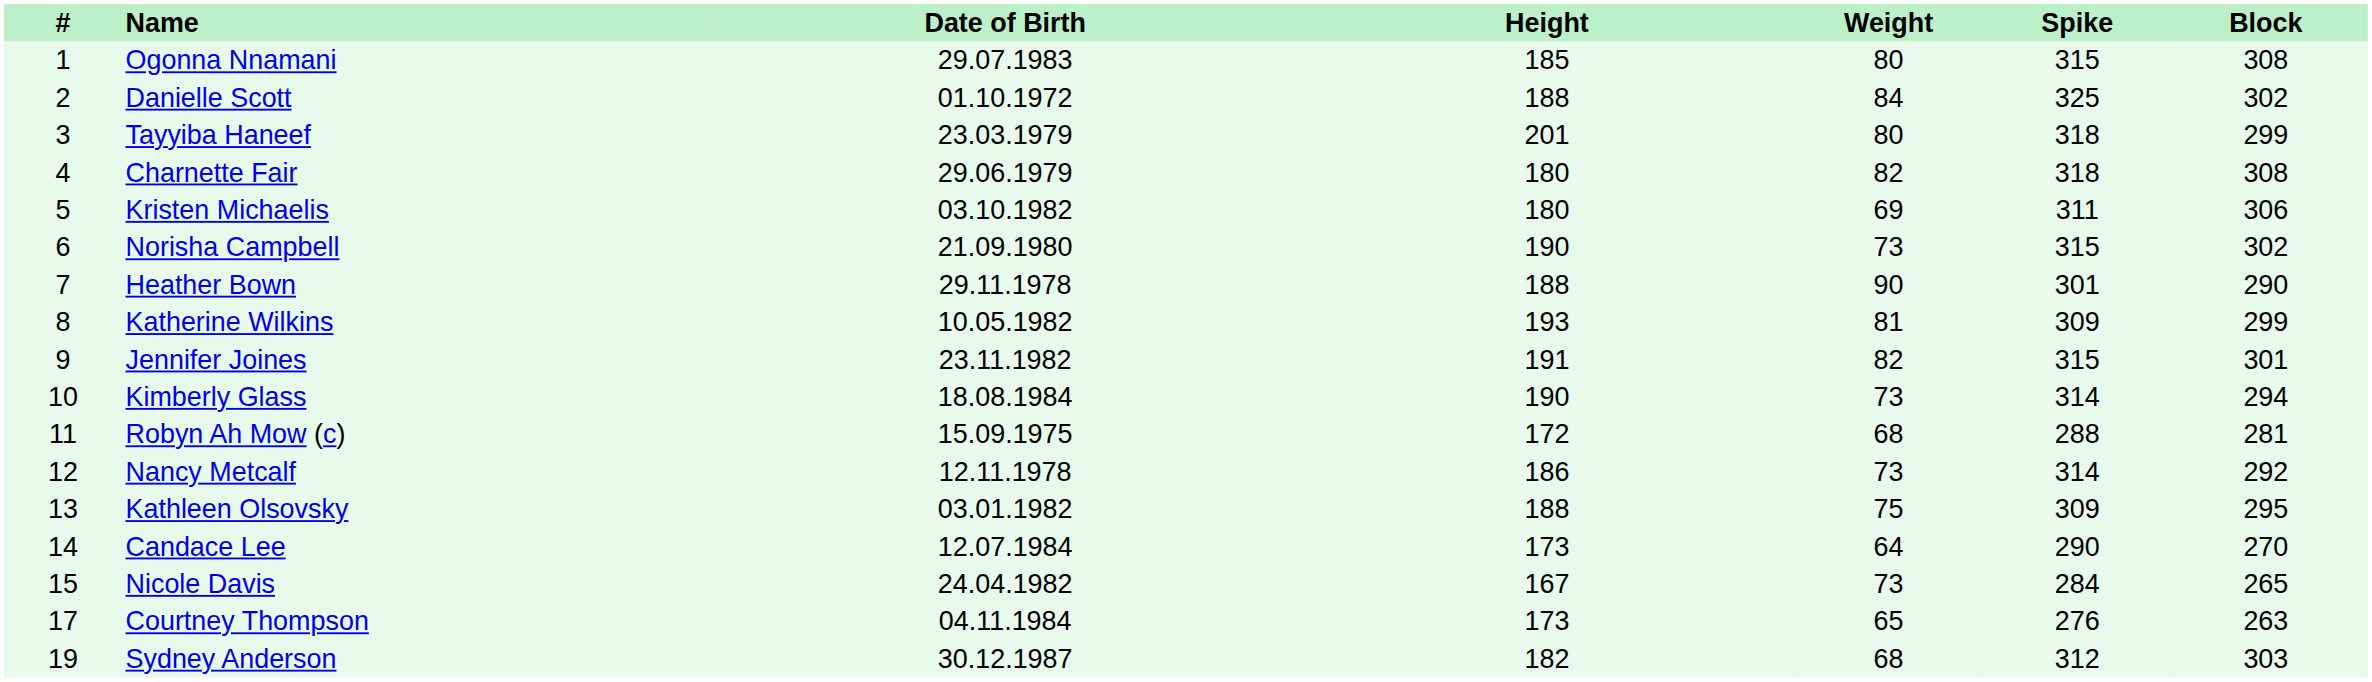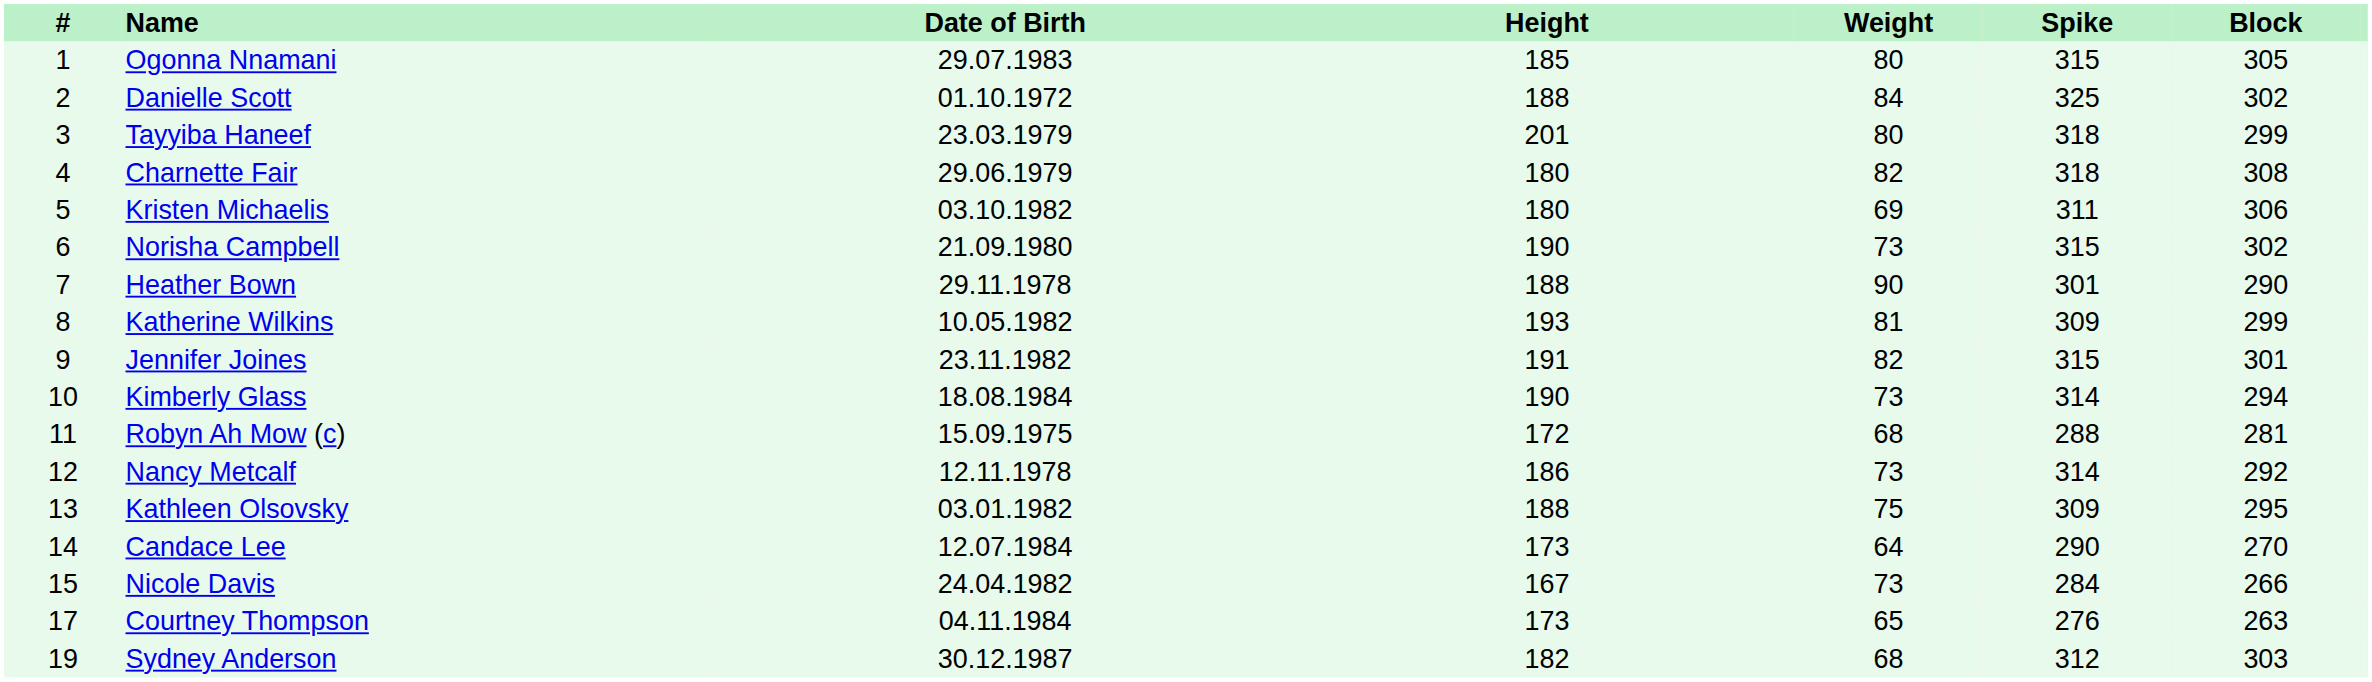(2266, 60) 308 -> (2266, 60) 305
(2266, 584) 265 -> (2266, 584) 266
